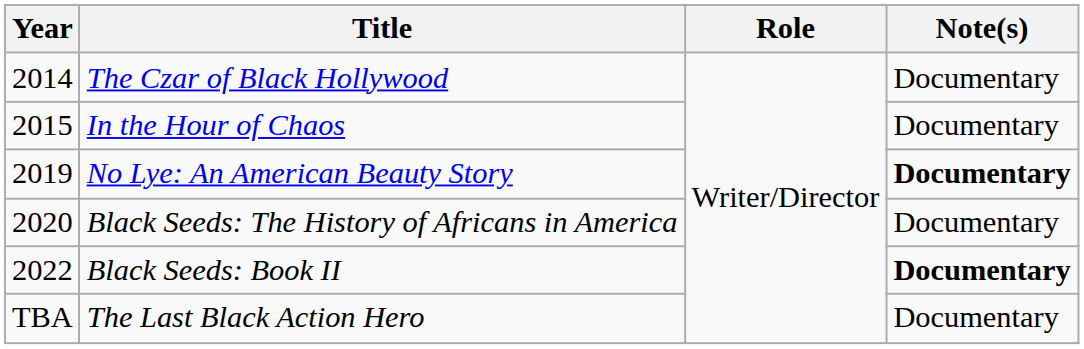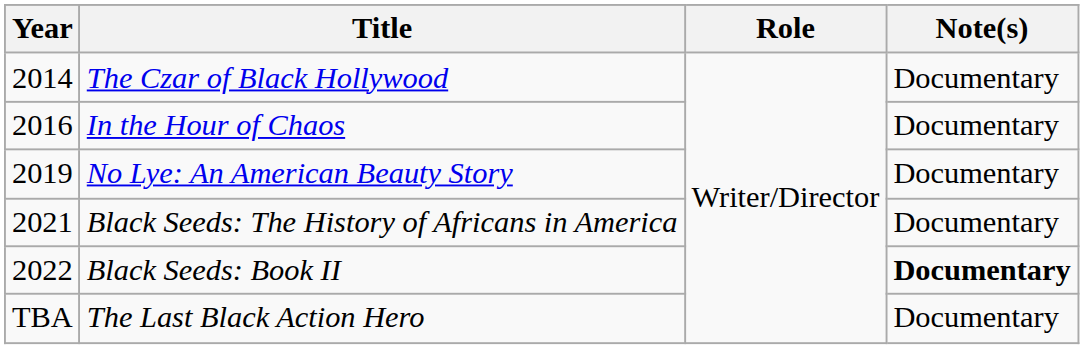(42, 125) 2015 -> (42, 125) 2016
(982, 173) bold -> (976, 173) normal
(42, 221) 2020 -> (42, 221) 2021
